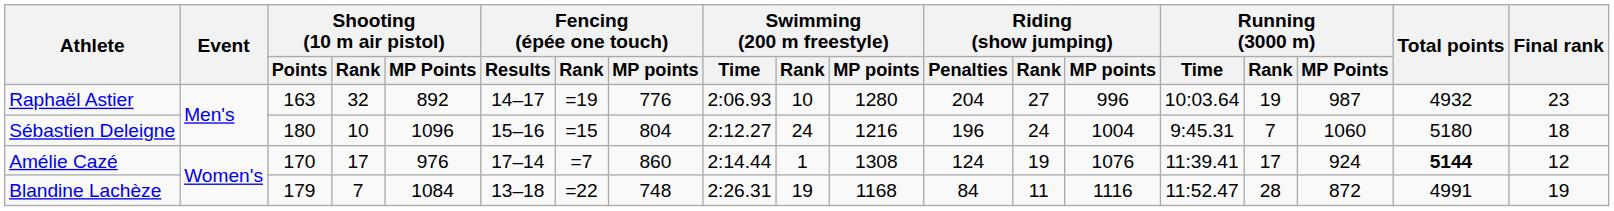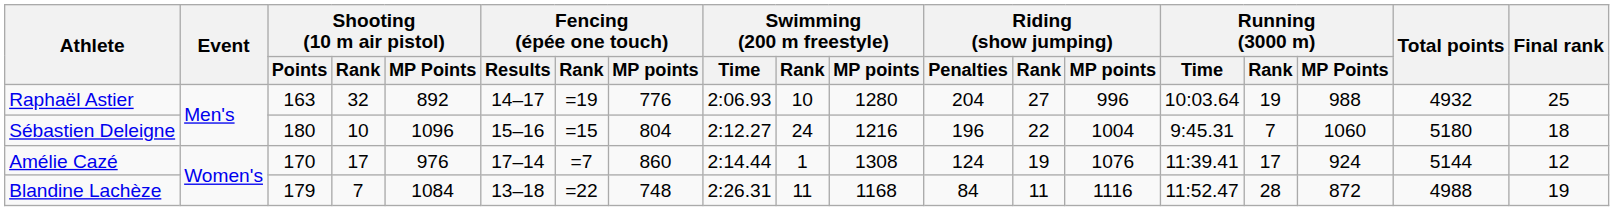(1345, 100) 987 -> (1345, 100) 988
(1559, 100) 23 -> (1559, 100) 25
(1039, 131) 24 -> (1039, 131) 22
(1451, 161) bold -> (1451, 161) normal
(802, 191) 19 -> (802, 191) 11
(1451, 191) 4991 -> (1451, 191) 4988
